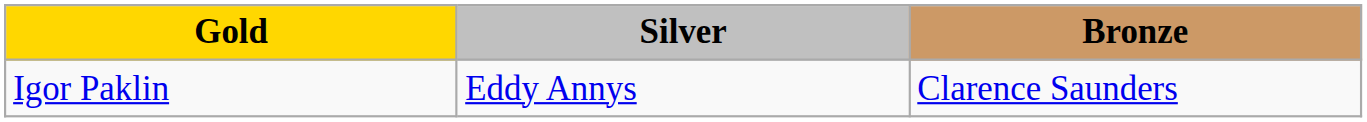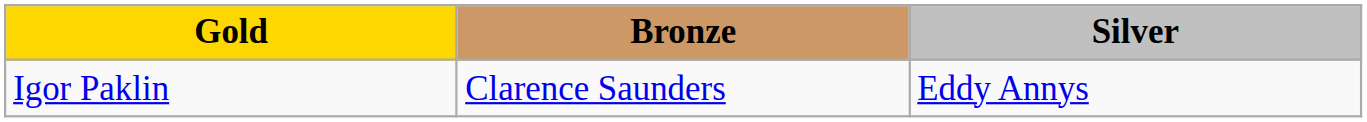columns swapped: (683, 32) <-> (1135, 32)
